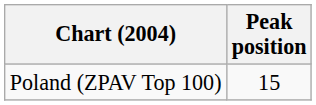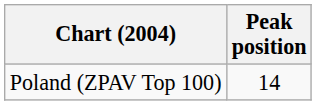(269, 81) 15 -> (269, 81) 14
